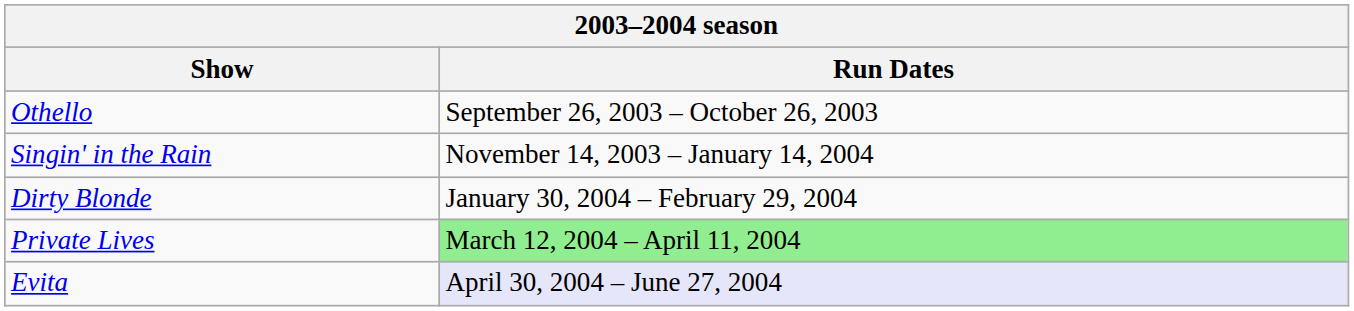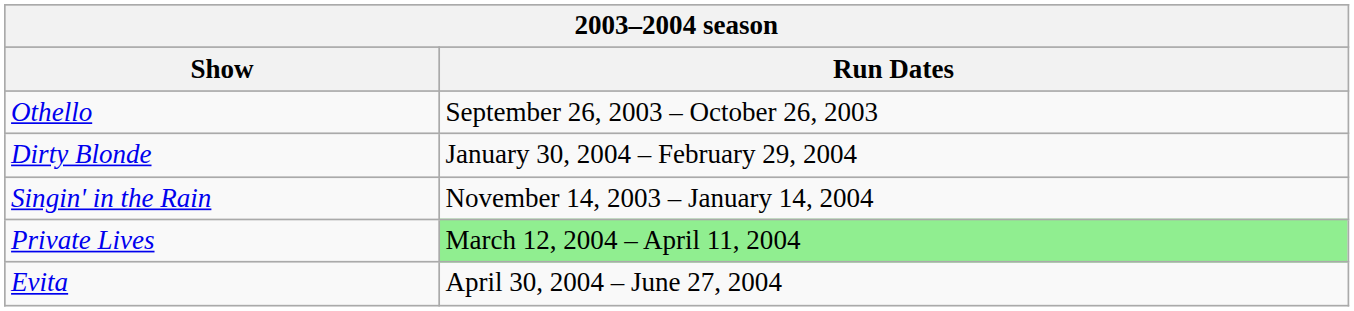rows swapped: (111, 154) <-> (81, 197)
(614, 283) lavender background -> (614, 283) no background
